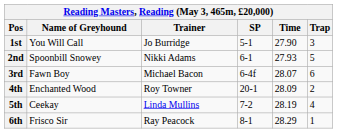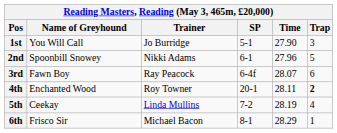(286, 58) 27.93 -> (286, 58) 27.96
(173, 74) Michael Bacon -> (169, 74) Ray Peacock
(286, 89) 28.09 -> (285, 89) 28.11
(312, 89) normal -> (312, 89) bold
(169, 120) Ray Peacock -> (173, 120) Michael Bacon
